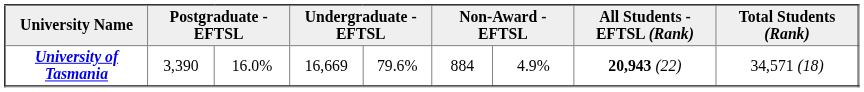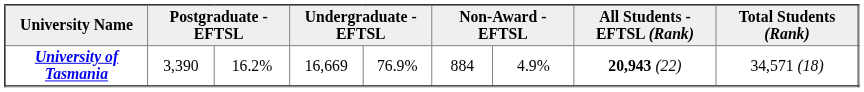(252, 65) 16.0% -> (252, 65) 16.2%
(397, 65) 79.6% -> (397, 65) 76.9%
